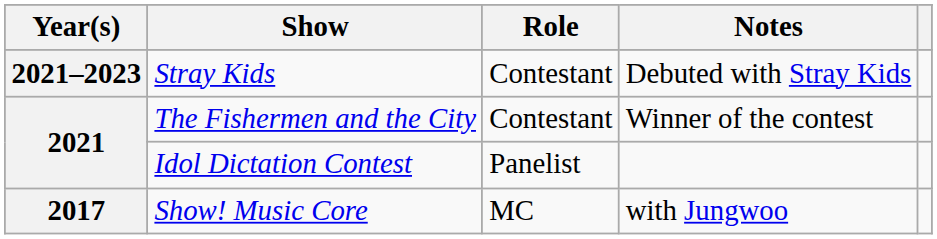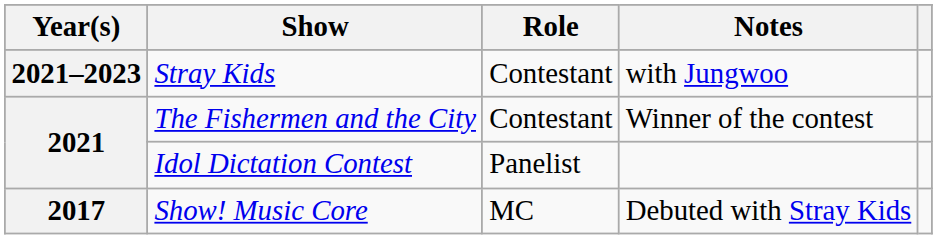(768, 73) Debuted with Stray Kids -> (707, 73) with Jungwoo
(707, 210) with Jungwoo -> (768, 210) Debuted with Stray Kids
